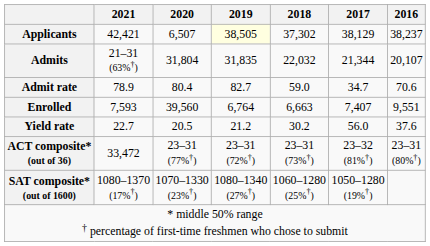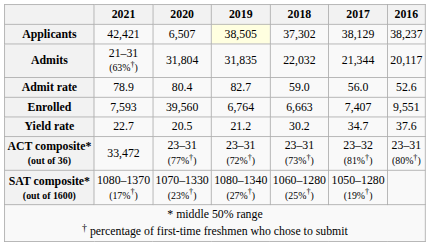(406, 60) 20,107 -> (406, 60) 20,117
(358, 87) 34.7 -> (358, 87) 56.0
(406, 87) 70.6 -> (406, 87) 52.6
(358, 126) 56.0 -> (358, 126) 34.7
